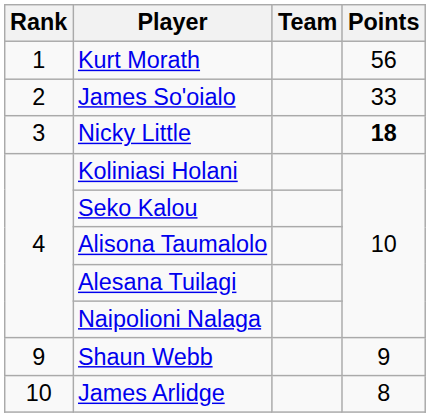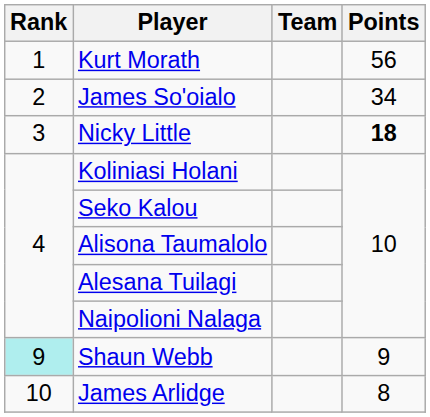(384, 97) 33 -> (384, 97) 34
(39, 356) no background -> (39, 356) paleturquoise background
